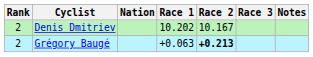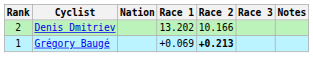(177, 28) 10.202 -> (177, 28) 13.202
(216, 28) 10.167 -> (216, 28) 10.166
(18, 44) 2 -> (18, 44) 1
(177, 44) +0.063 -> (177, 44) +0.069
